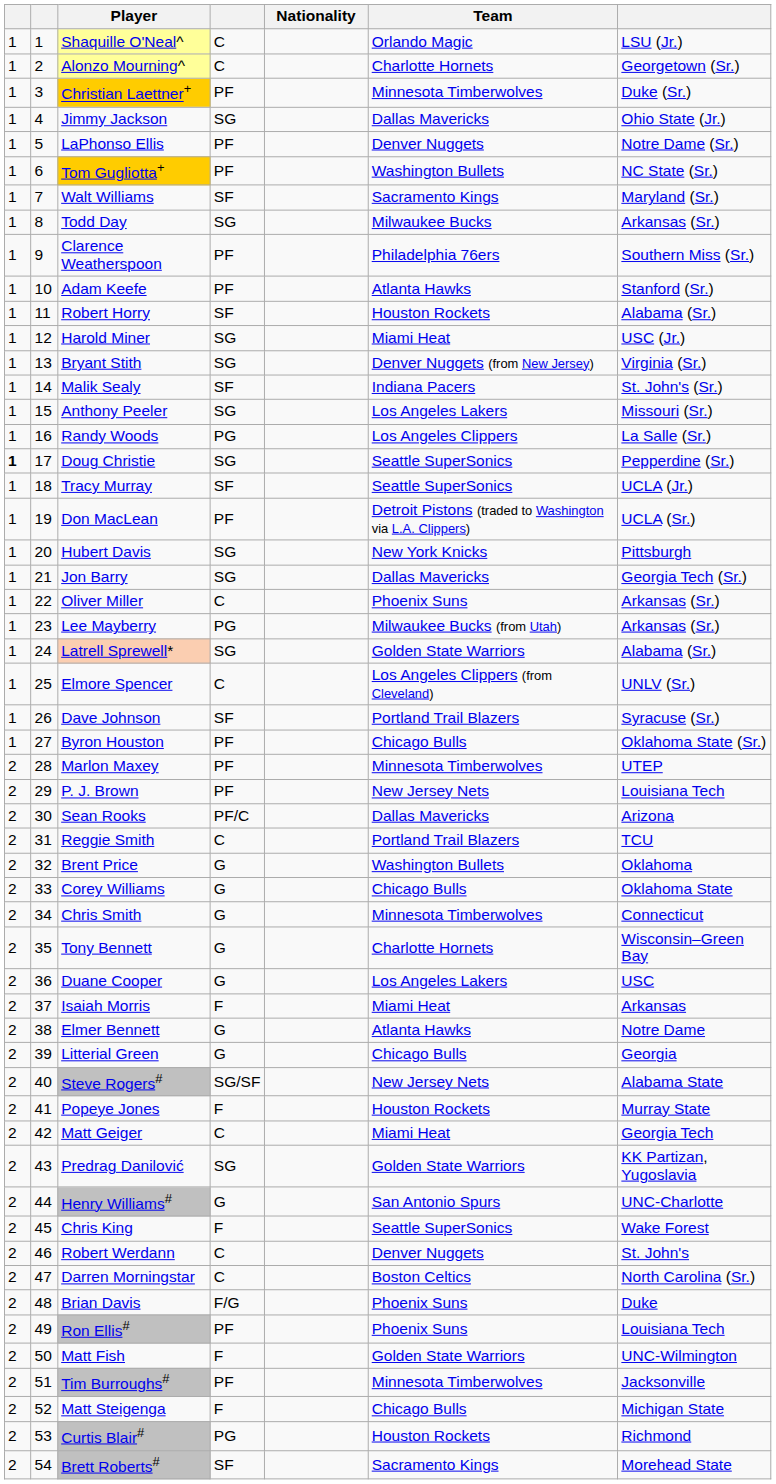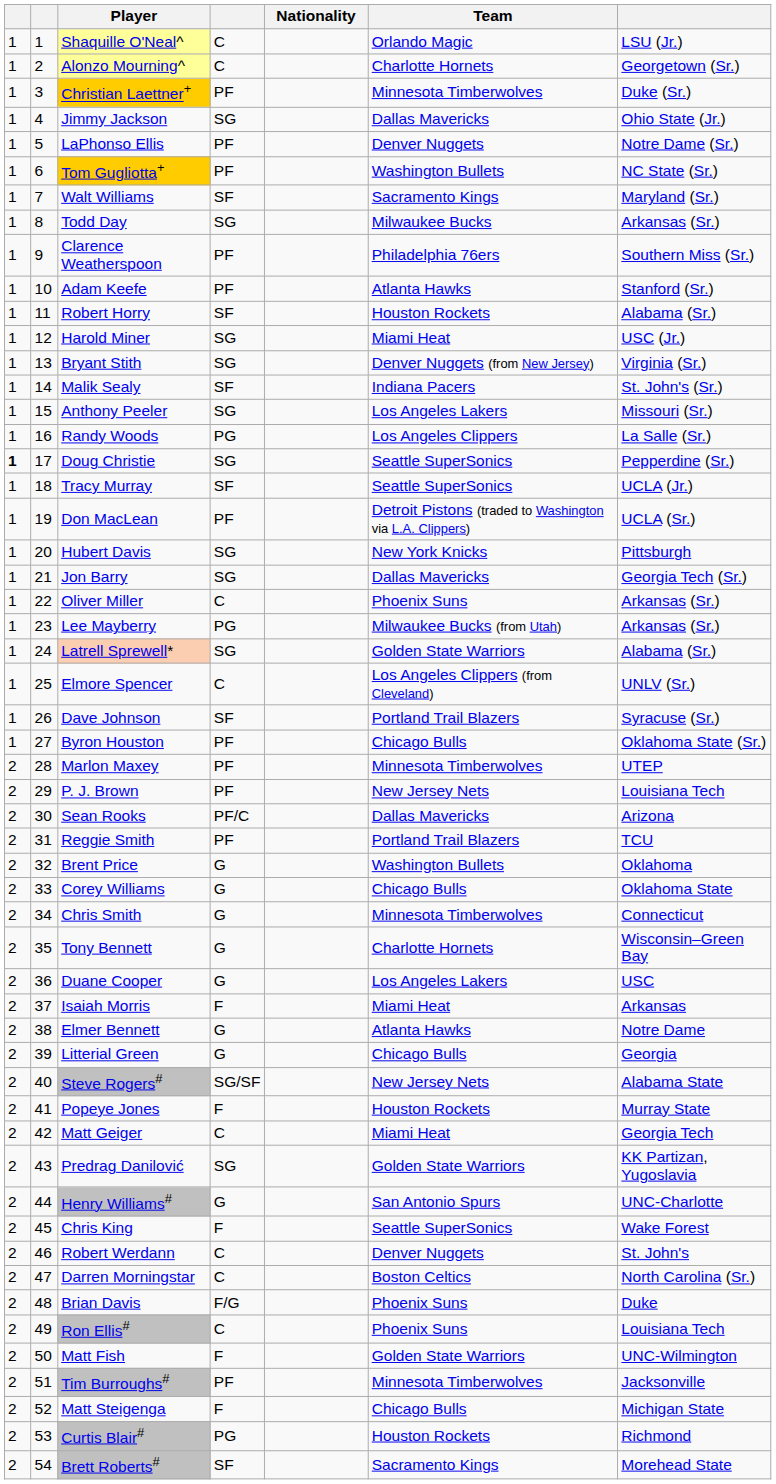(219, 840) C -> (224, 840) PF
(224, 1329) PF -> (219, 1329) C
